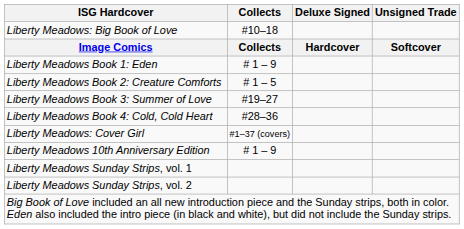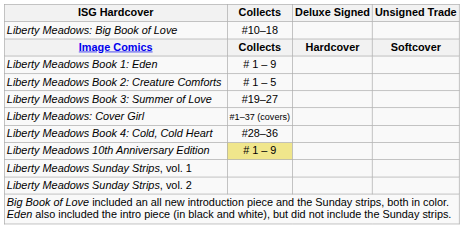rows swapped: (110, 116) <-> (75, 133)
(260, 151) no background -> (260, 151) khaki background
